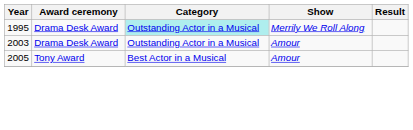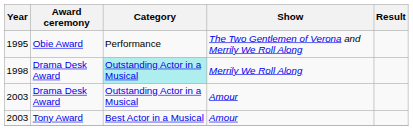+ row: (58, 44)
(18, 27) 1995 -> (17, 70) 1998
(18, 58) 2005 -> (17, 118) 2003
